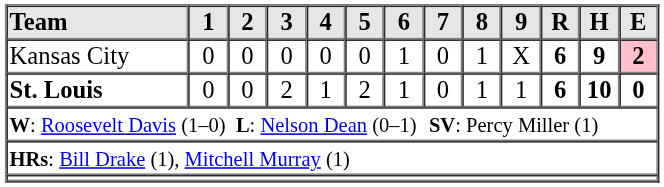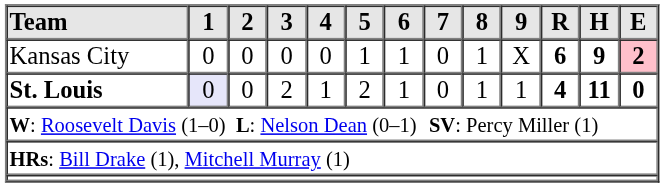(365, 56) 0 -> (365, 56) 1
(208, 89) no background -> (208, 89) lavender background
(560, 89) 6 -> (560, 89) 4
(599, 89) 10 -> (599, 89) 11
